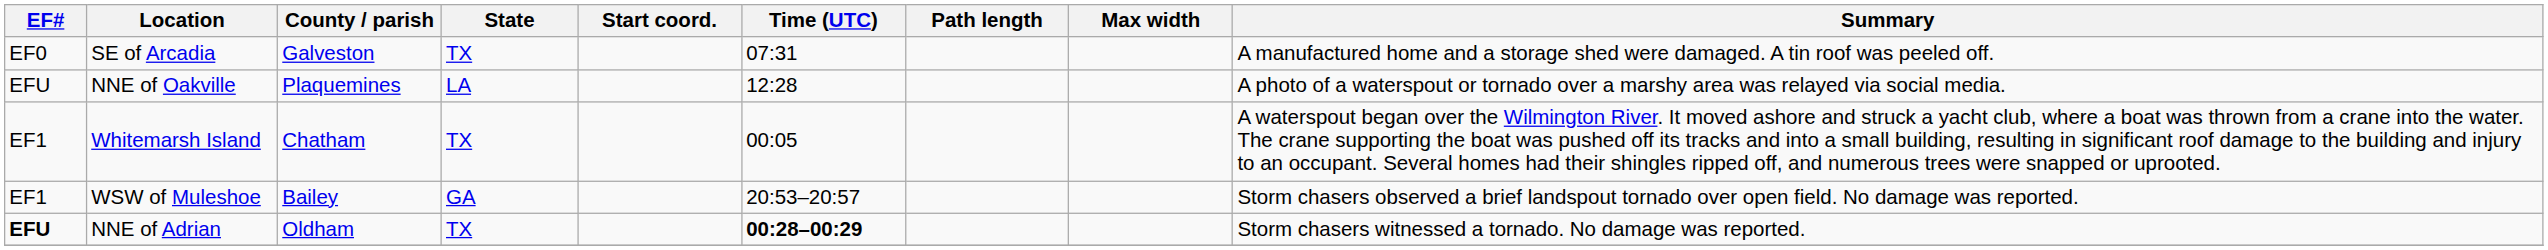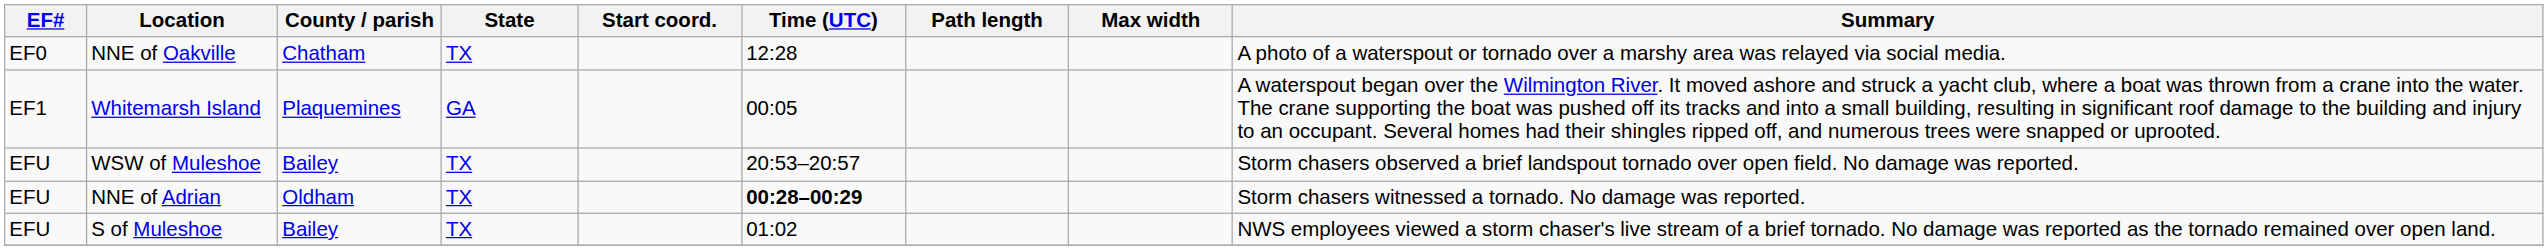- row: (153, 53)
(30, 85) EFU -> (28, 53) EF0
(341, 85) Plaquemines -> (324, 53) Chatham
(459, 85) LA -> (459, 53) TX
(324, 141) Chatham -> (341, 108) Plaquemines
(459, 141) TX -> (461, 108) GA
(28, 196) EF1 -> (30, 164) EFU
(461, 196) GA -> (459, 164) TX
(30, 229) bold -> (30, 196) normal
+ row: (157, 229)
